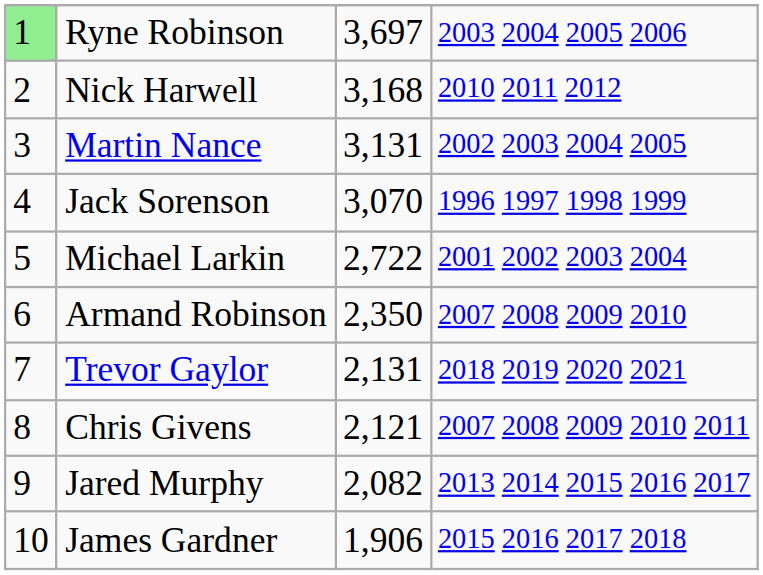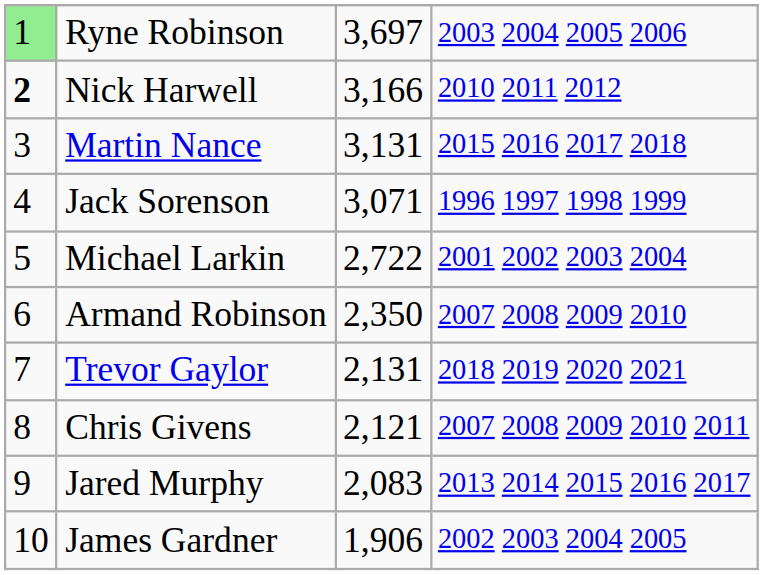(22, 88) normal -> (22, 88) bold
(383, 88) 3,168 -> (383, 88) 3,166
(562, 145) 2002 2003 2004 2005 -> (562, 145) 2015 2016 2017 2018
(383, 201) 3,070 -> (383, 201) 3,071
(383, 483) 2,082 -> (383, 483) 2,083
(562, 539) 2015 2016 2017 2018 -> (562, 539) 2002 2003 2004 2005
